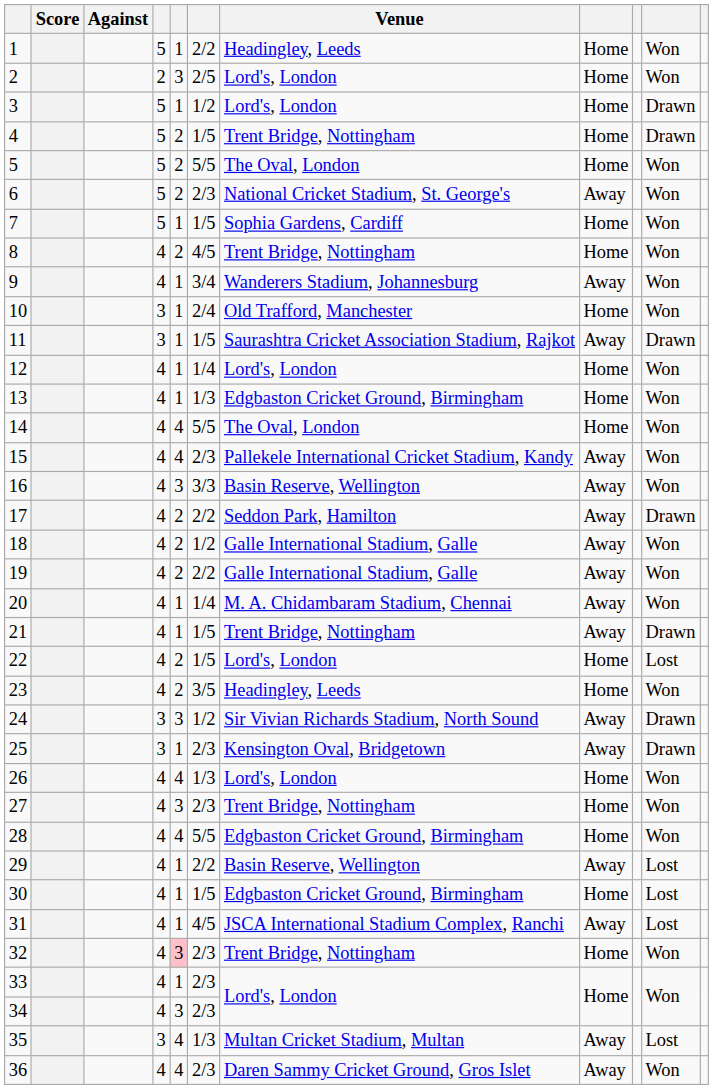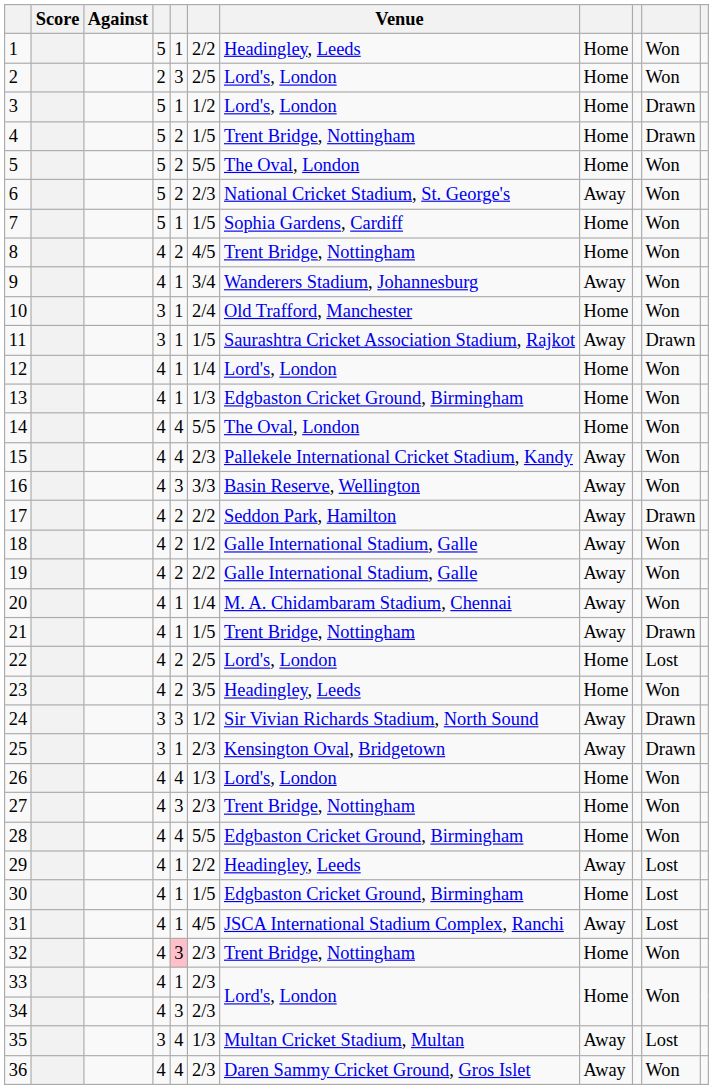(204, 661) 1/5 -> (204, 661) 2/5
(322, 865) Basin Reserve, Wellington -> (292, 865) Headingley, Leeds
